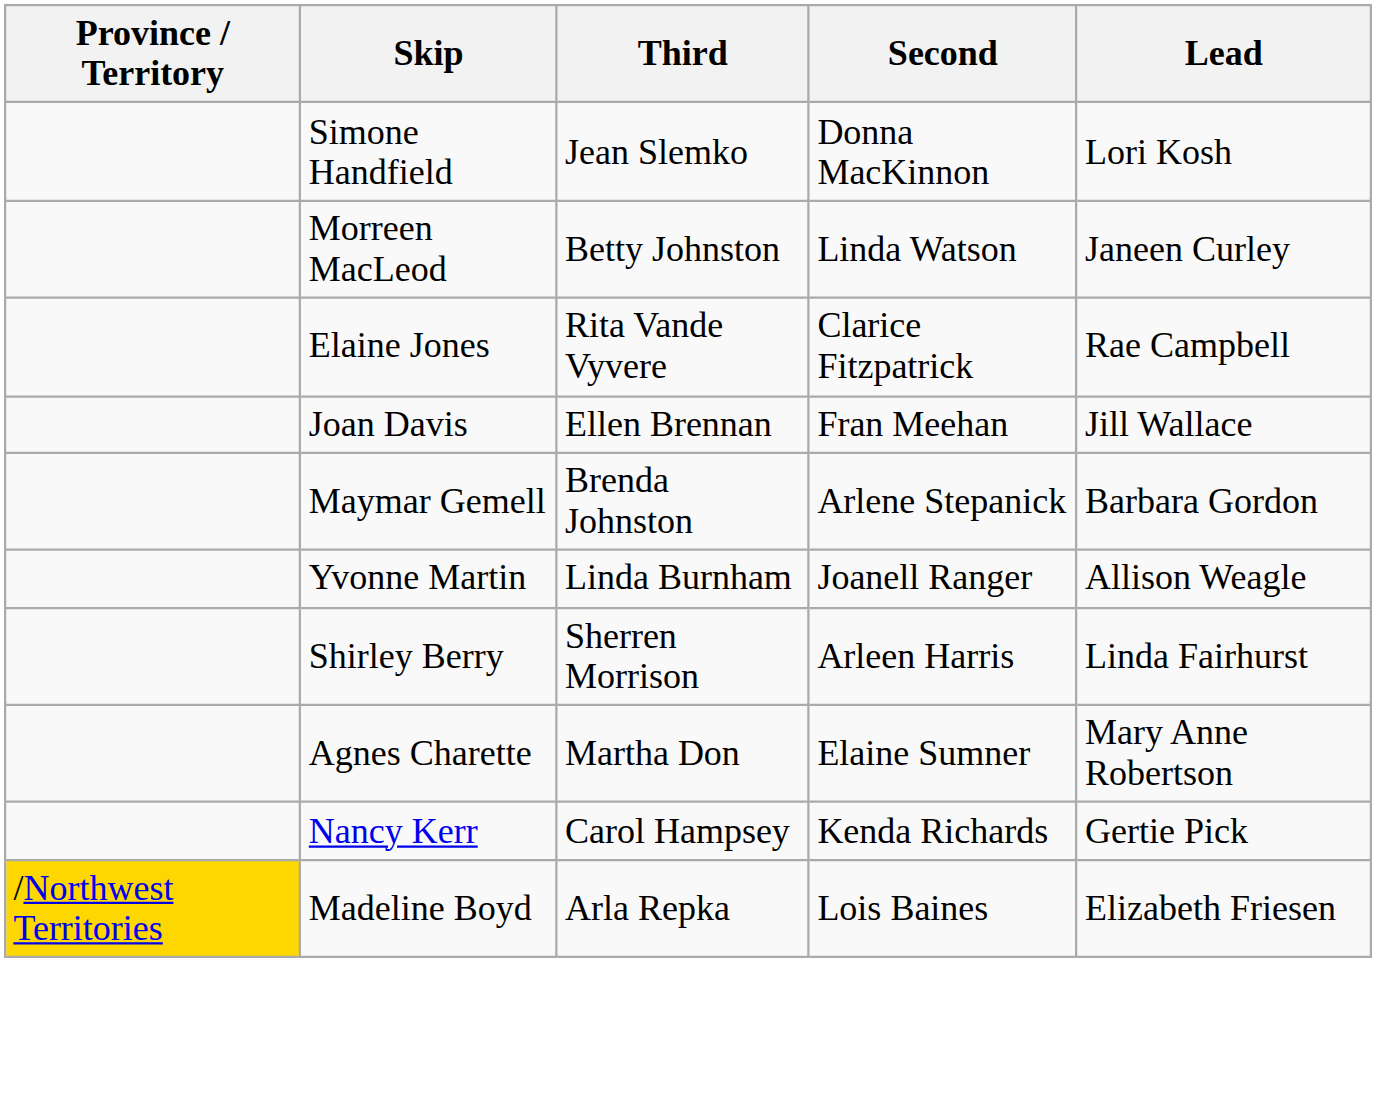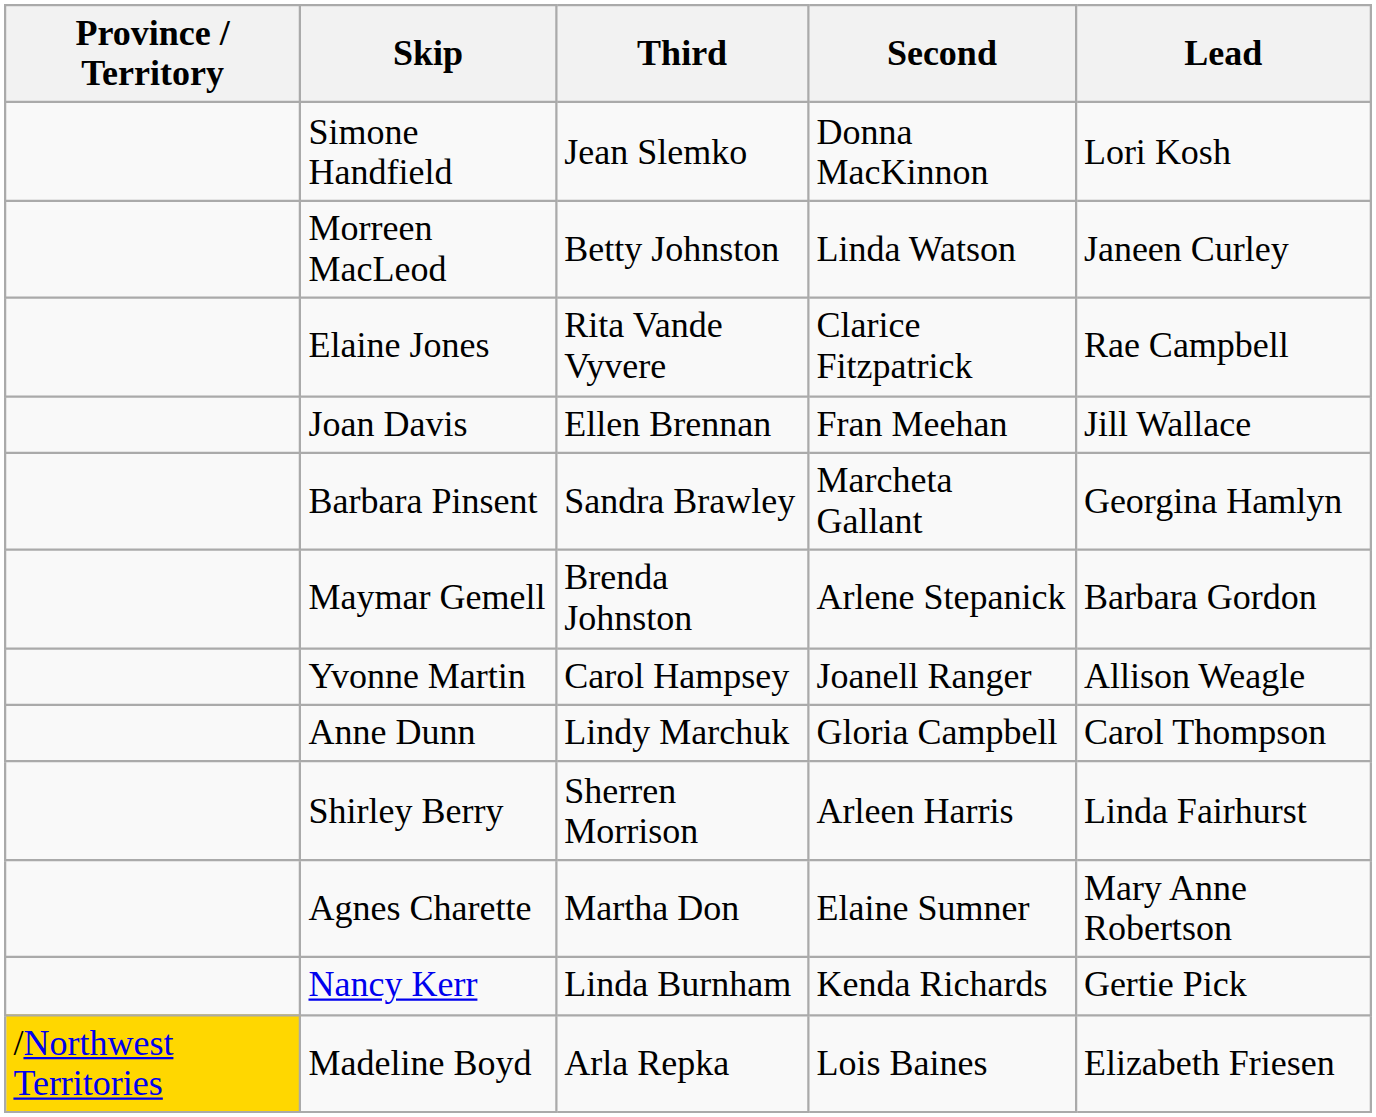+ row: (423, 500)
(678, 578) Linda Burnham -> (677, 675) Carol Hampsey
+ row: (392, 732)
(677, 830) Carol Hampsey -> (678, 985) Linda Burnham
